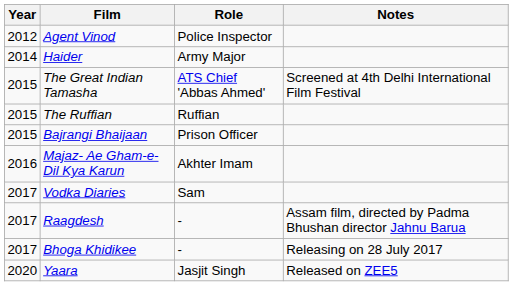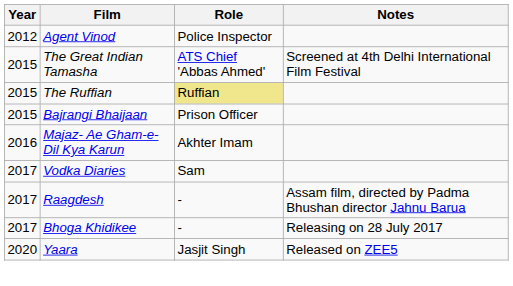- row: (63, 57)
(198, 114) no background -> (198, 93) khaki background
